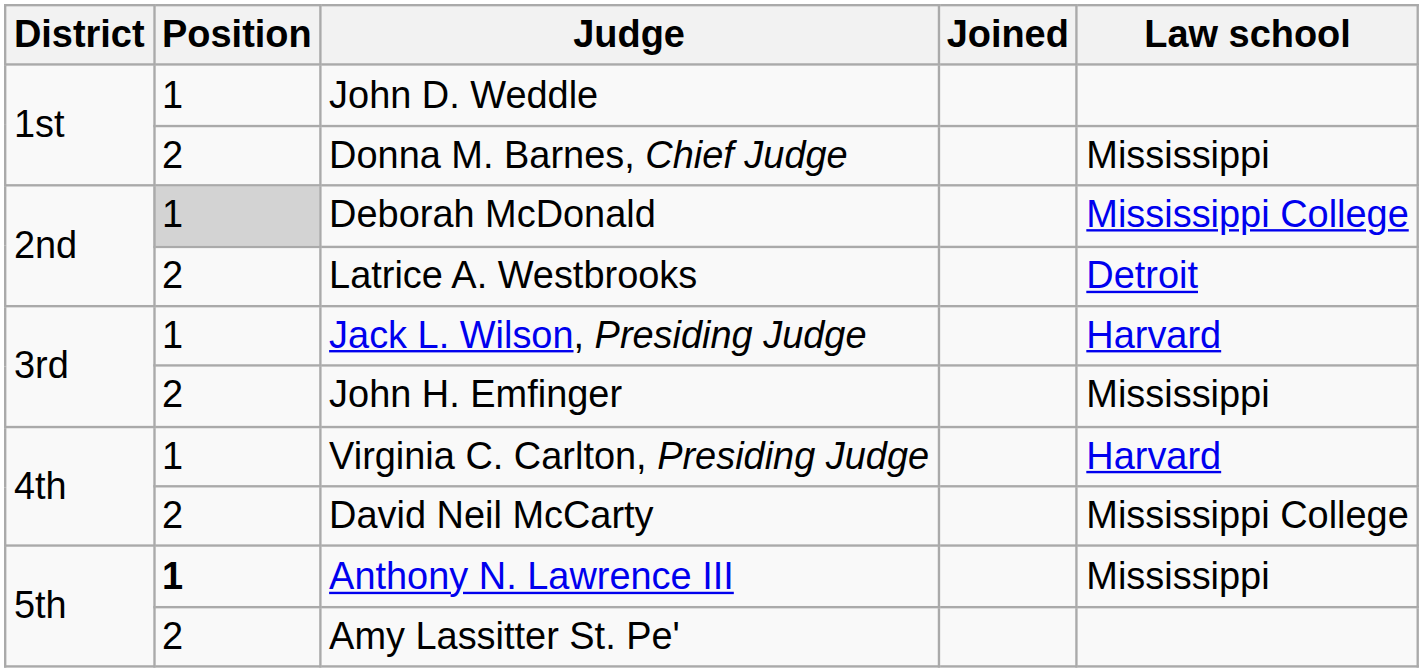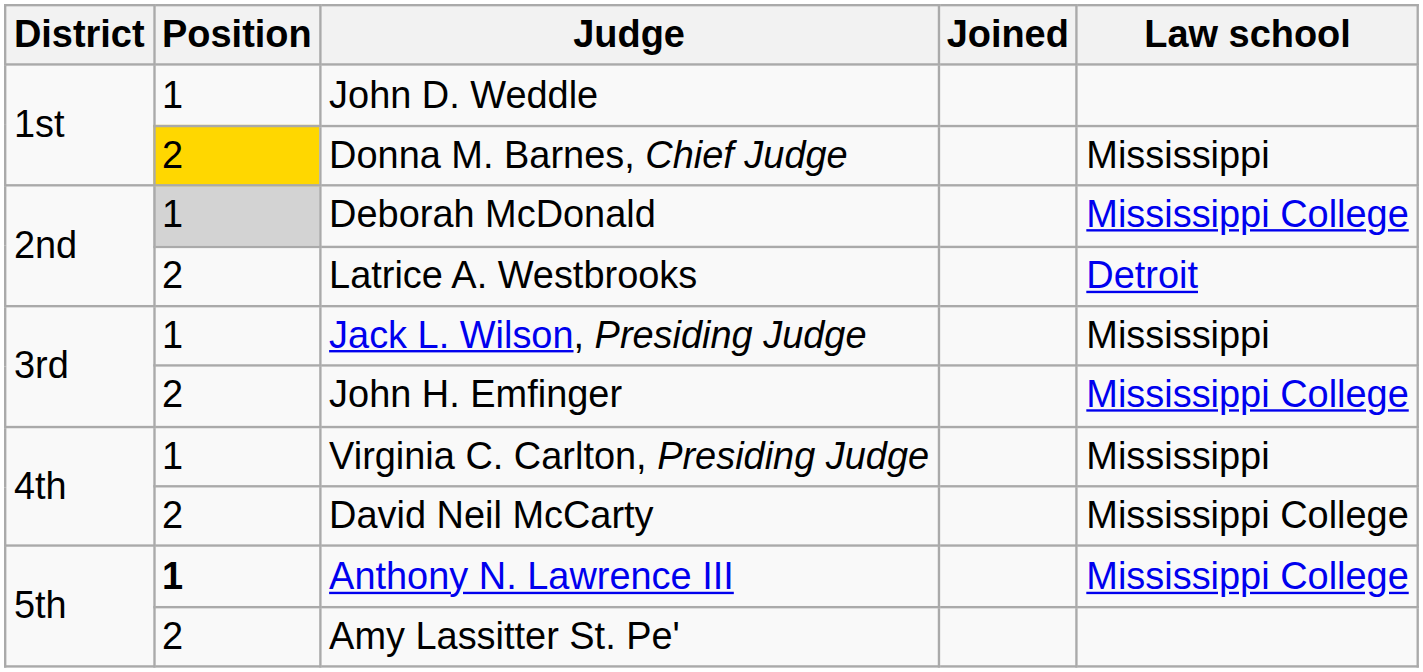(173, 154) no background -> (173, 154) gold background
(1154, 335) Harvard -> (1178, 335) Mississippi
(1178, 395) Mississippi -> (1248, 395) Mississippi College
(1154, 455) Harvard -> (1178, 455) Mississippi
(1178, 575) Mississippi -> (1248, 575) Mississippi College
